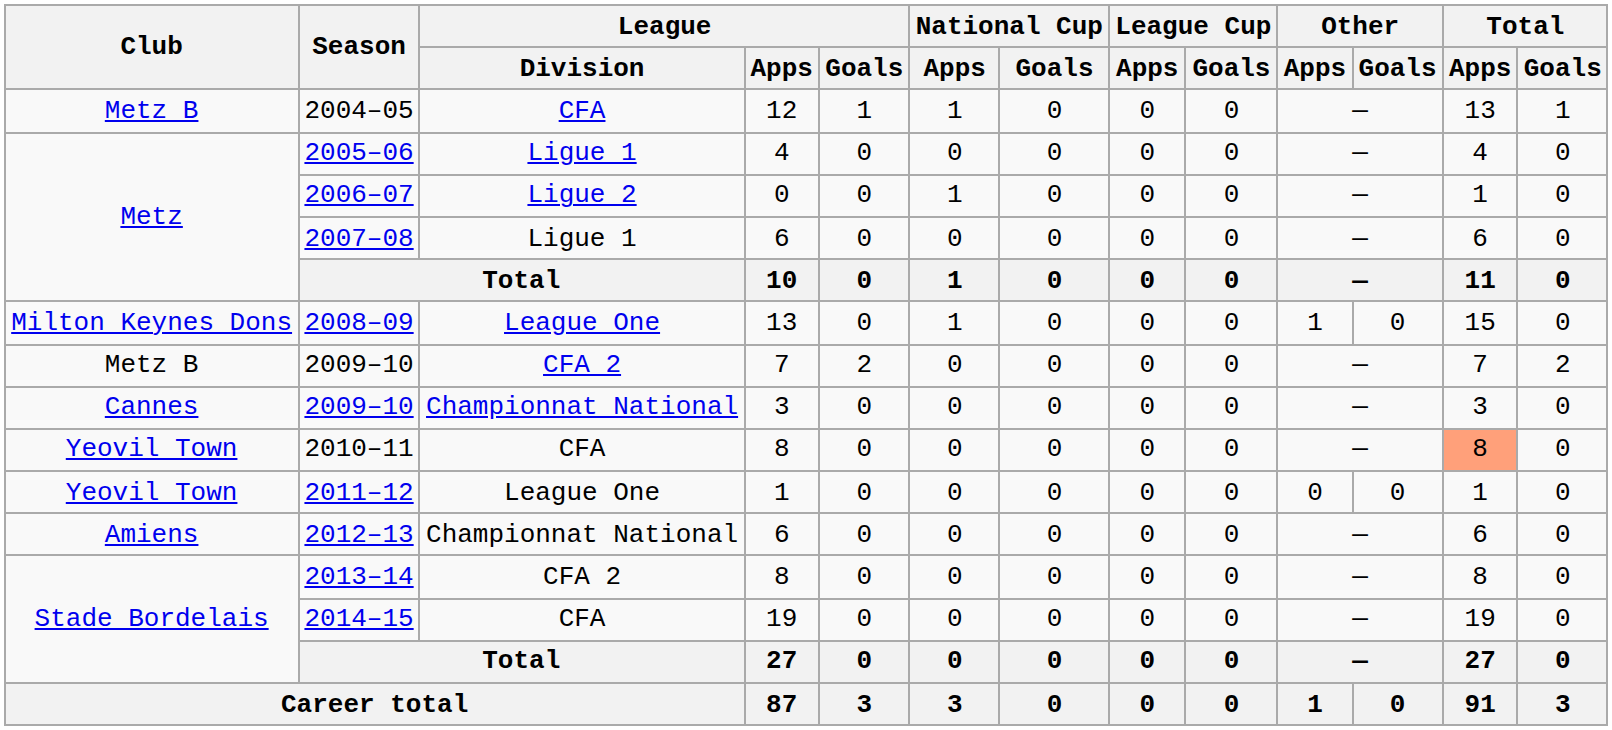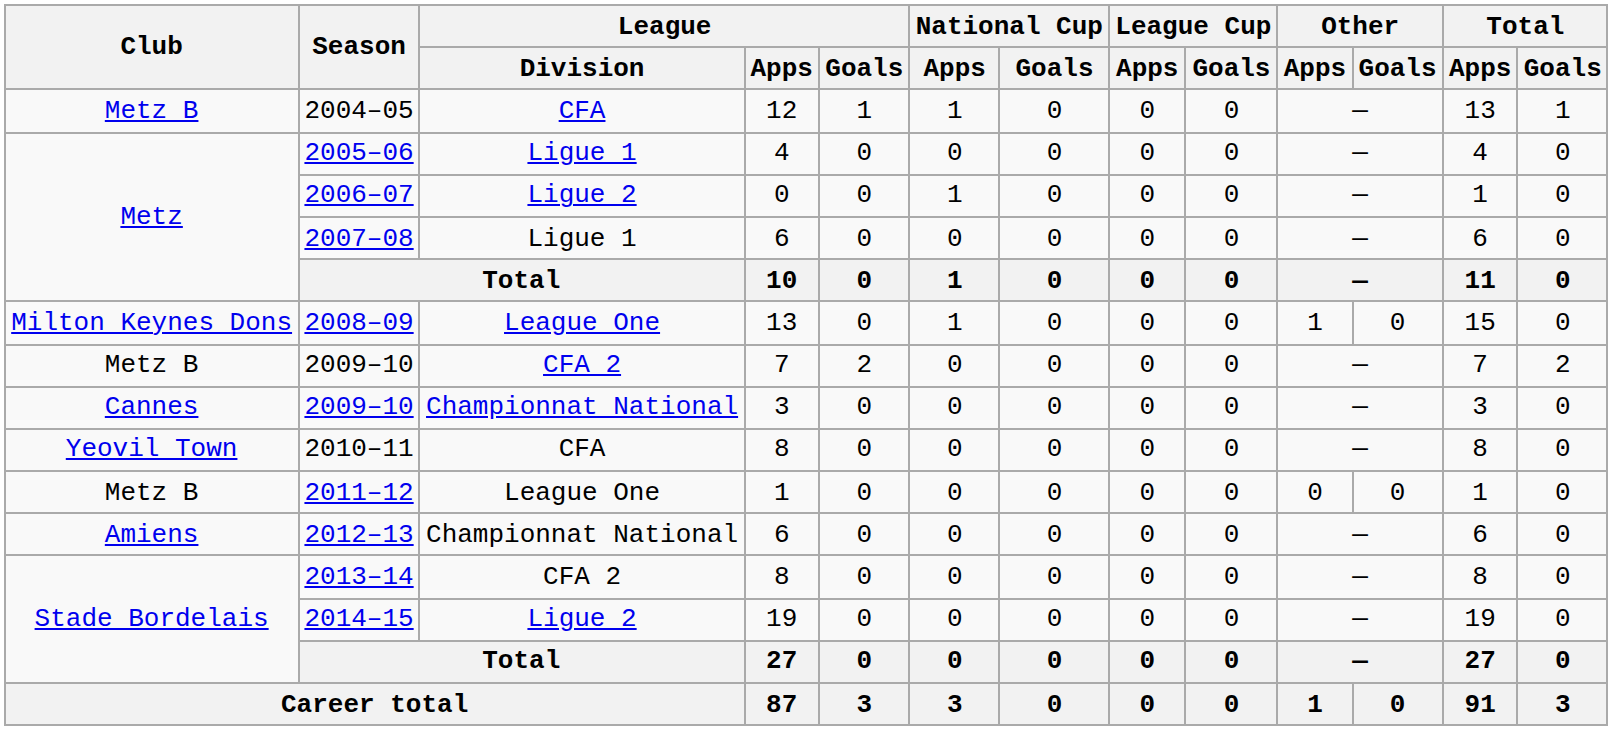(1480, 450) lightsalmon background -> (1480, 450) no background
(152, 492) Yeovil Town -> (152, 492) Metz B
(582, 619) CFA -> (582, 619) Ligue 2
